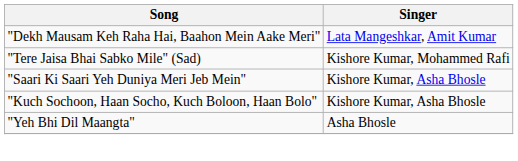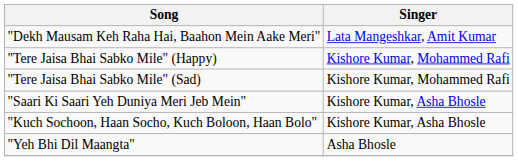+ row: (112, 58)
